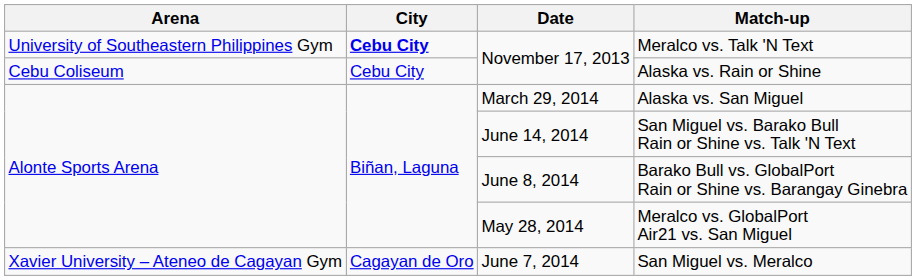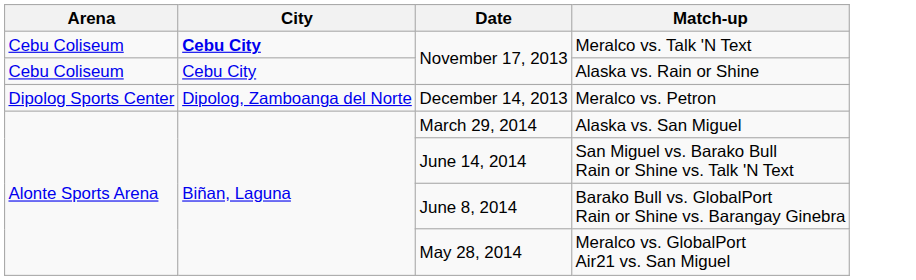(171, 45) University of Southeastern Philippines Gym -> (66, 45) Cebu Coliseum
+ row: (646, 98)
- row: (725, 262)
